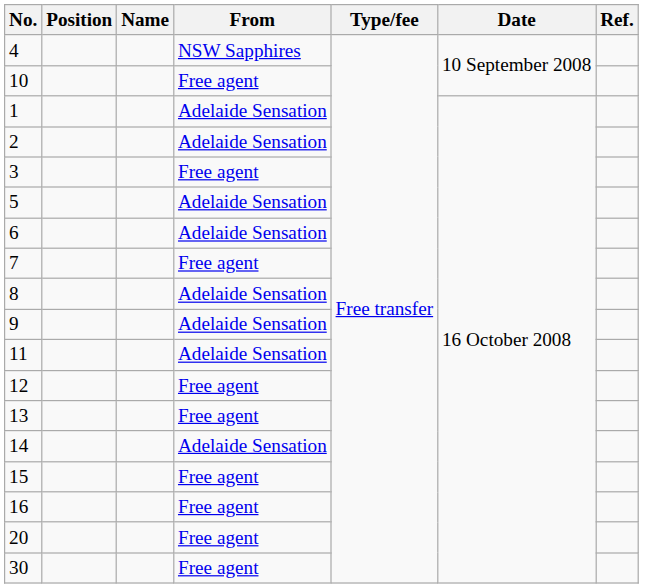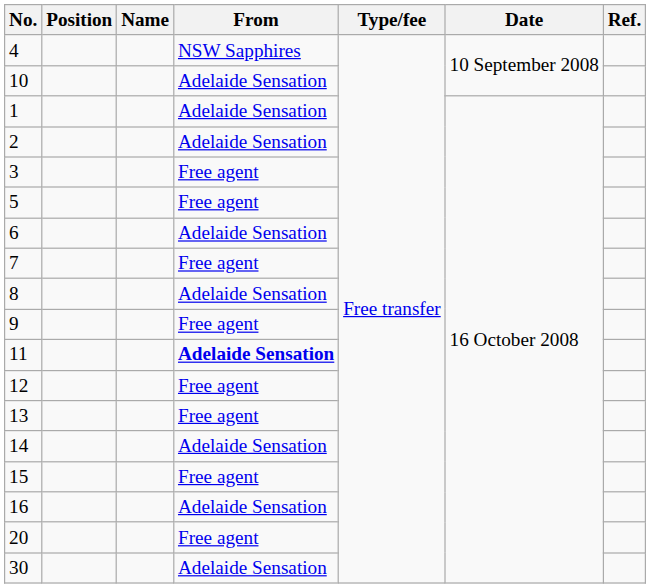(218, 80) Free agent -> (252, 80) Adelaide Sensation
(252, 202) Adelaide Sensation -> (218, 202) Free agent
(252, 324) Adelaide Sensation -> (218, 324) Free agent
(252, 354) normal -> (256, 354) bold
(218, 506) Free agent -> (252, 506) Adelaide Sensation
(218, 567) Free agent -> (252, 567) Adelaide Sensation
